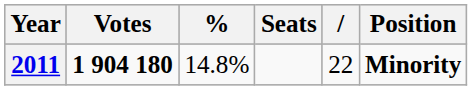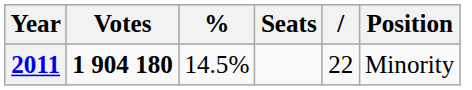(217, 64) 14.8% -> (217, 64) 14.5%
(413, 64) bold -> (410, 64) normal
